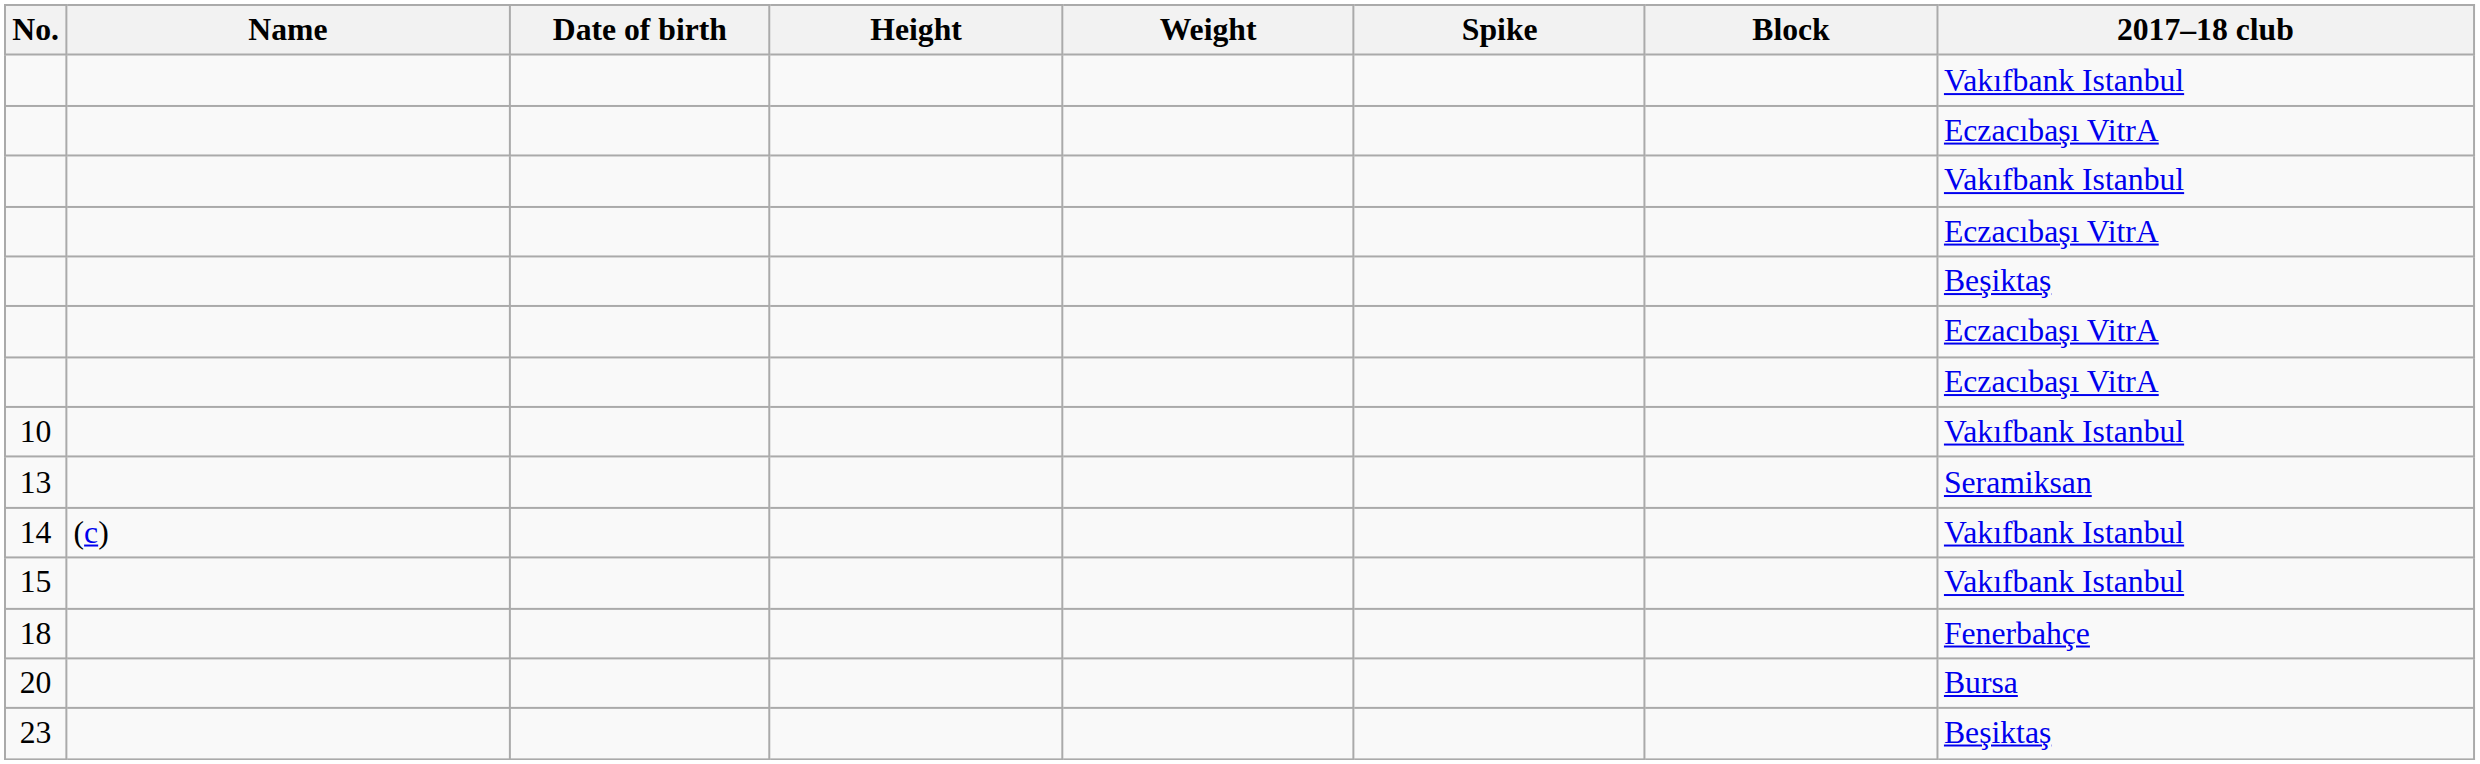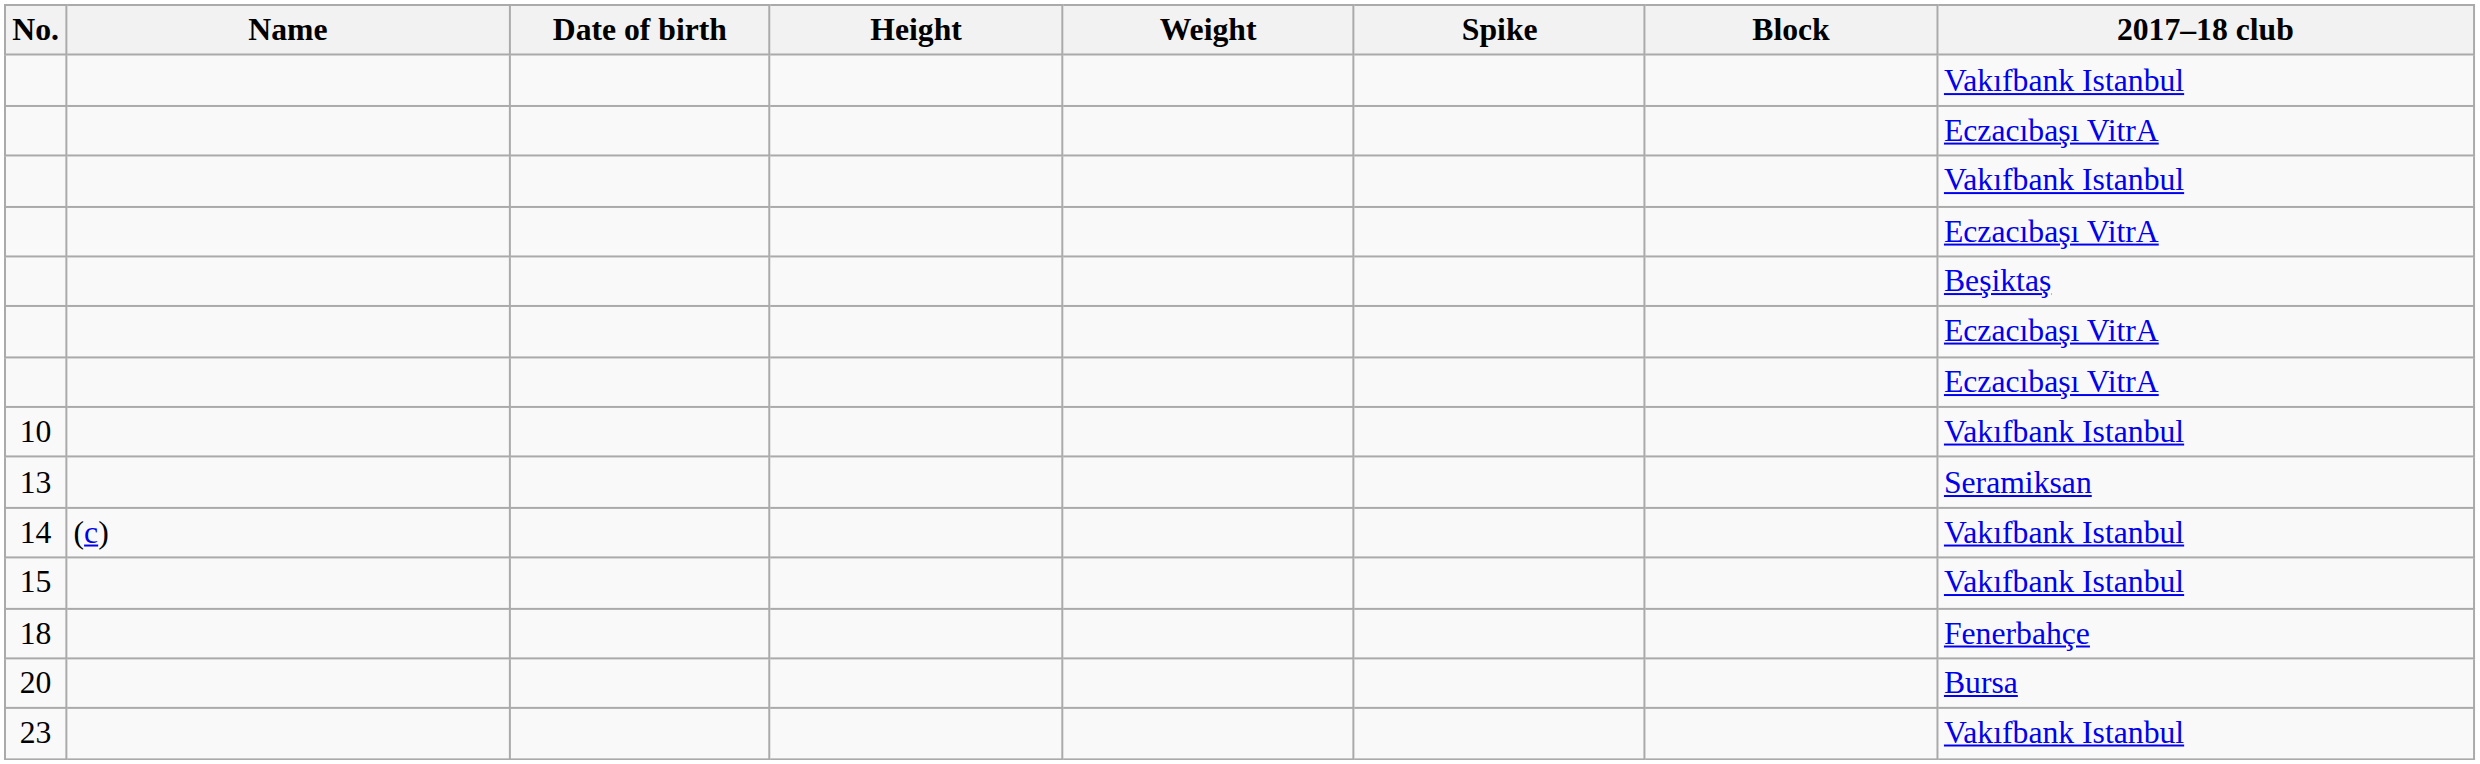(1998, 733) Beşiktaş -> (2064, 733) Vakıfbank Istanbul
